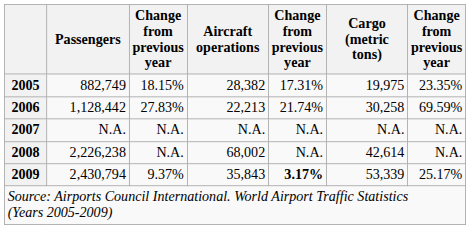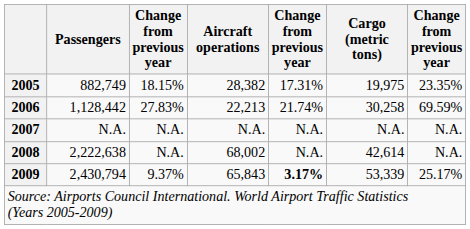(98, 152) 2,226,238 -> (98, 152) 2,222,638
(246, 174) 35,843 -> (246, 174) 65,843
